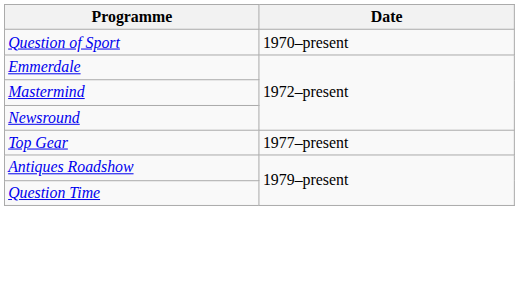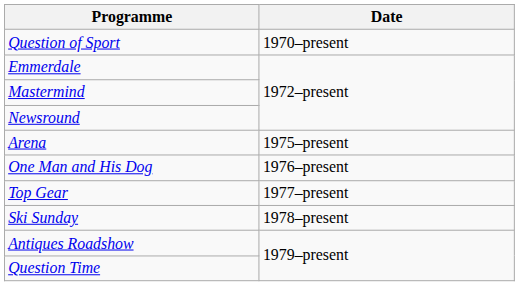+ row: (27, 142)
+ row: (80, 167)
+ row: (43, 218)
